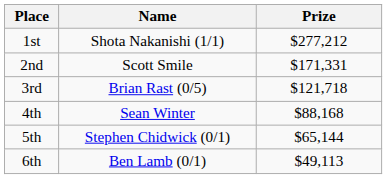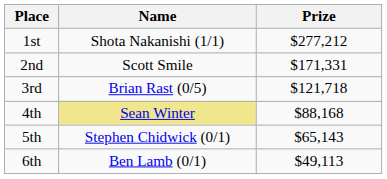(157, 112) no background -> (157, 112) khaki background
(319, 137) $65,144 -> (319, 137) $65,143
